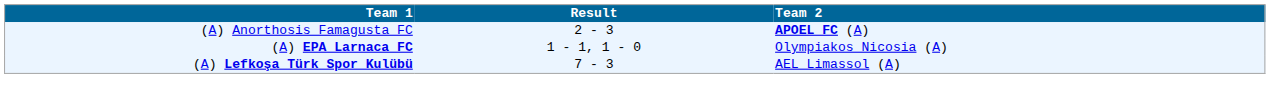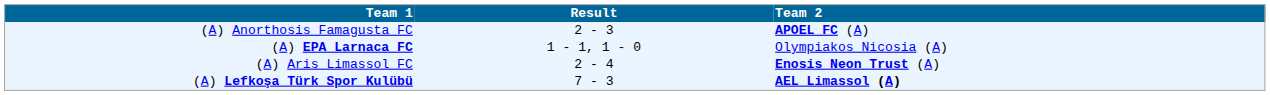+ row: (334, 64)
(838, 64) normal -> (838, 81) bold
